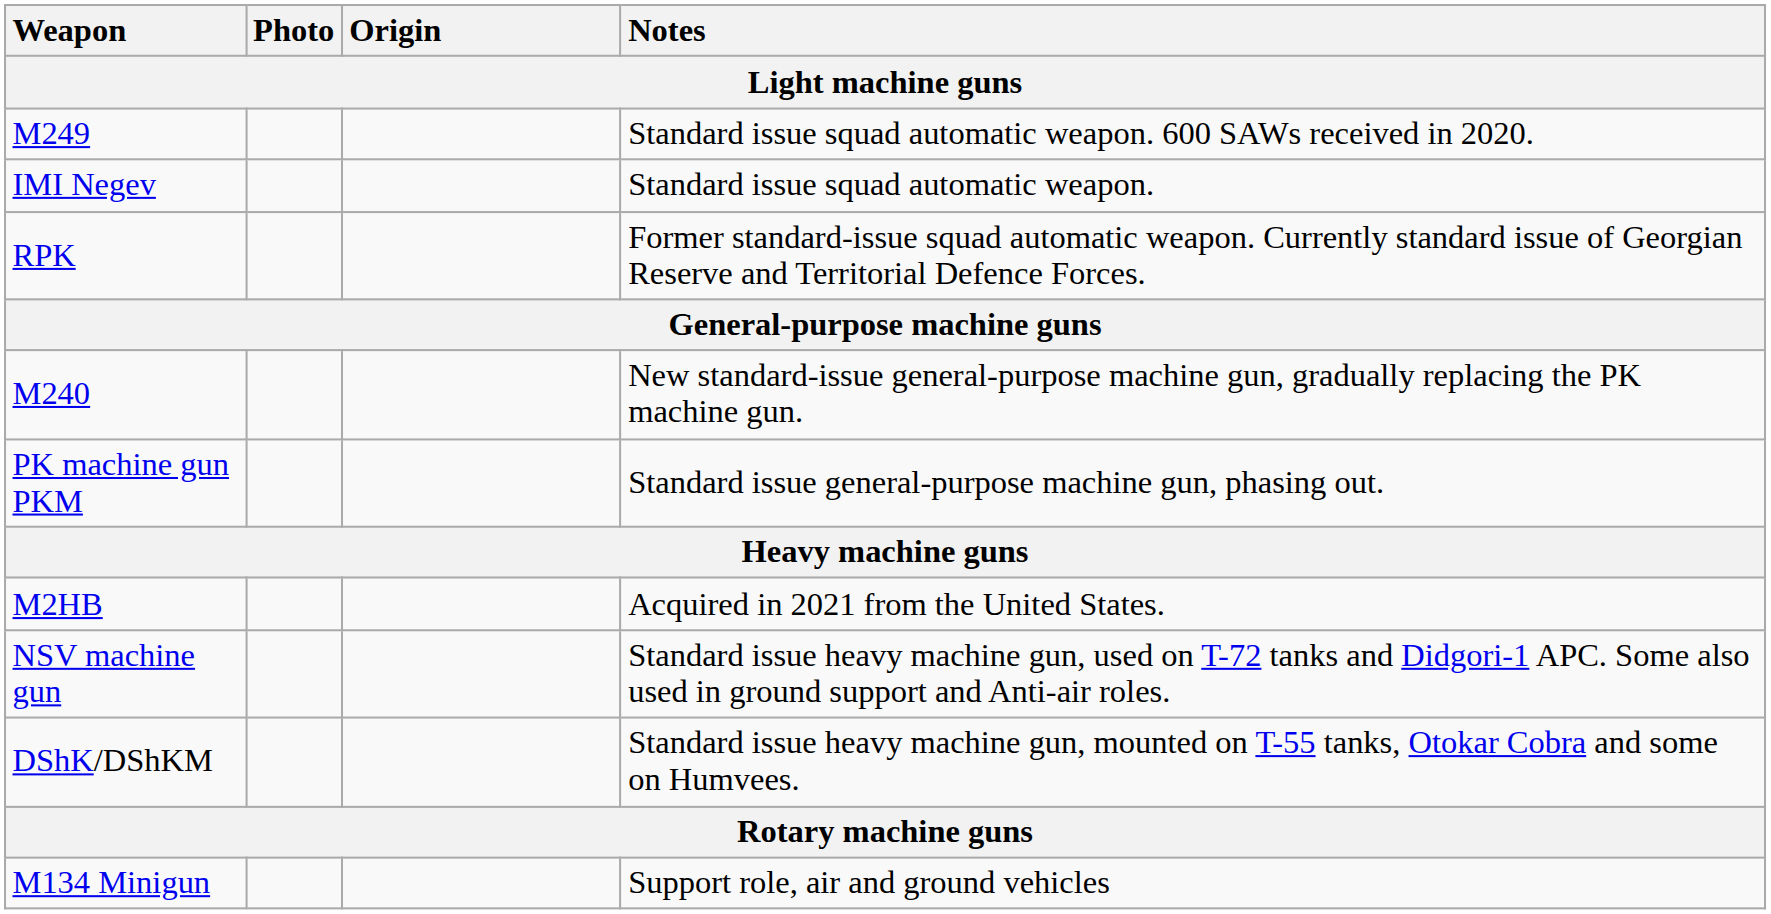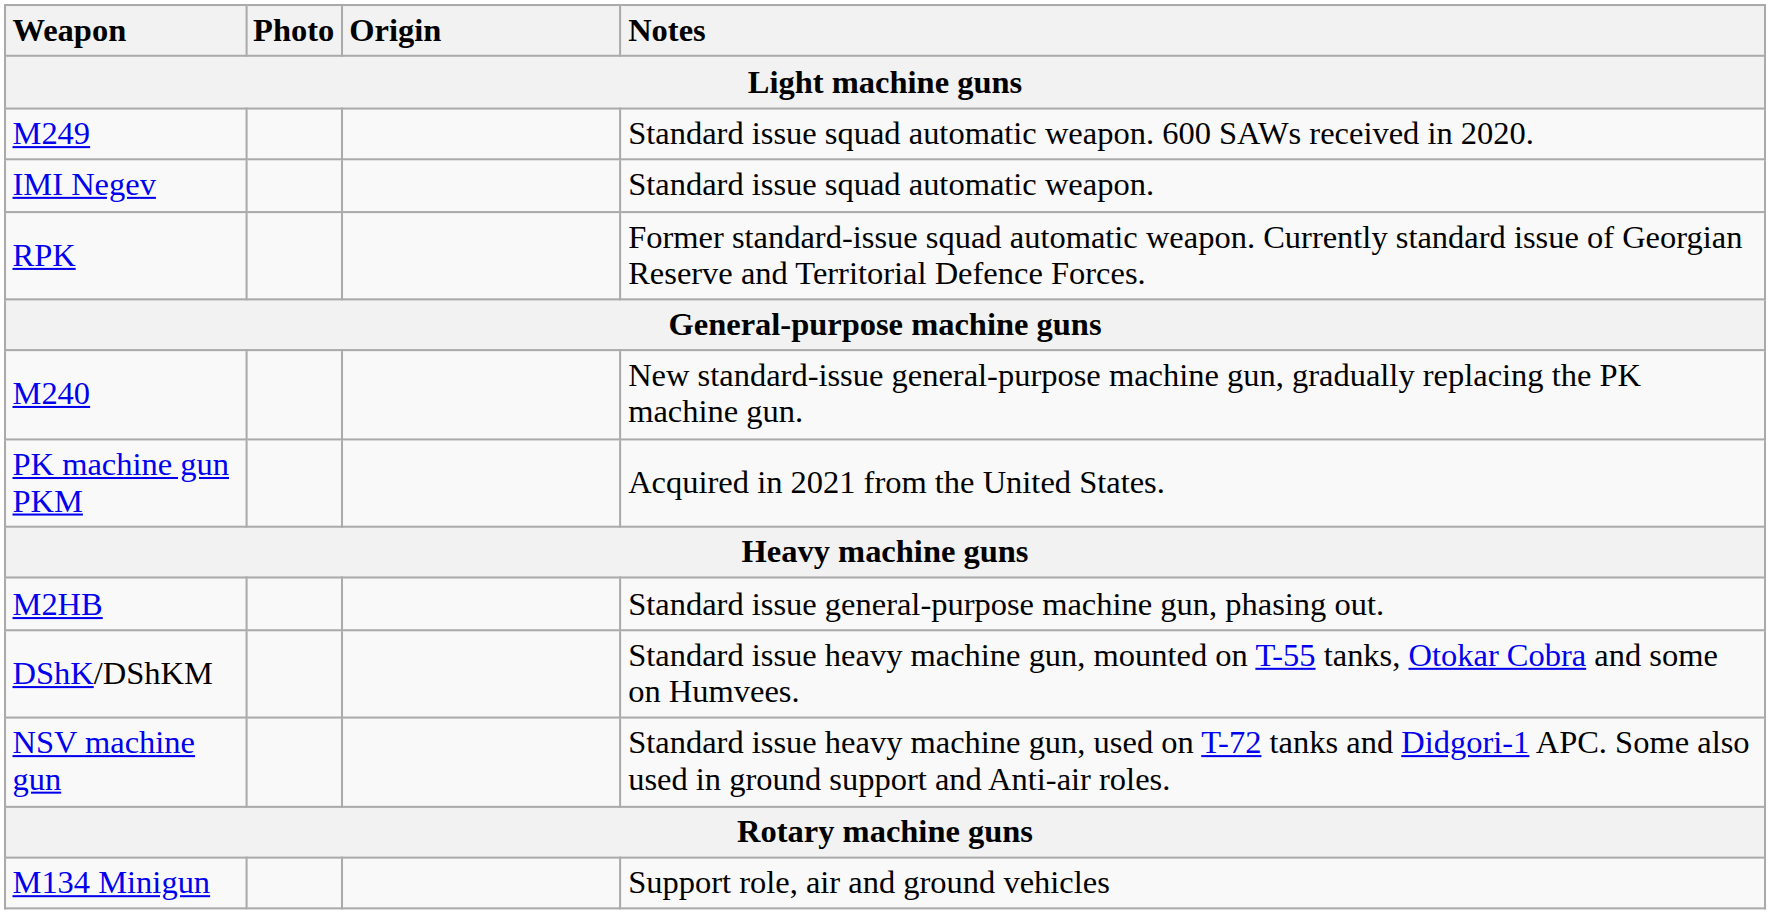(1006, 482) Standard issue general-purpose machine gun, phasing out. -> (897, 482) Acquired in 2021 from the United States.
(897, 603) Acquired in 2021 from the United States. -> (1006, 603) Standard issue general-purpose machine gun, phasing out.
rows swapped: (113, 761) <-> (104, 673)
